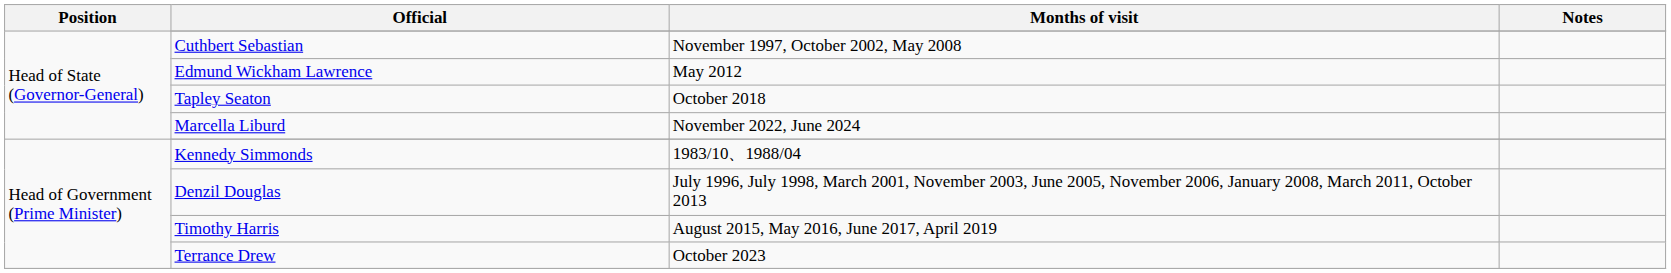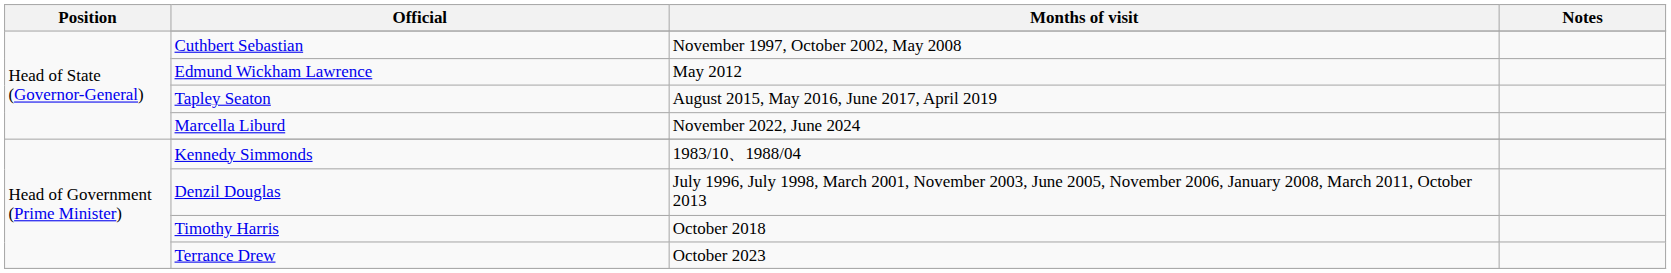(719, 98) October 2018 -> (835, 98) August 2015, May 2016, June 2017, April 2019
(835, 228) August 2015, May 2016, June 2017, April 2019 -> (719, 228) October 2018
